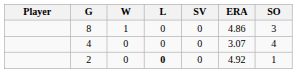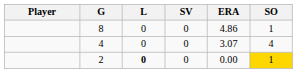- column: (126, 12)
(274, 28) 3 -> (271, 28) 1
(237, 60) 4.92 -> (229, 60) 0.00
(274, 60) no background -> (271, 60) gold background
